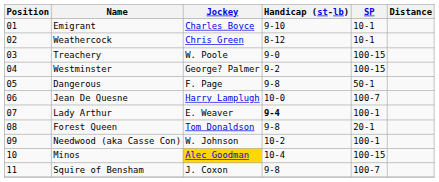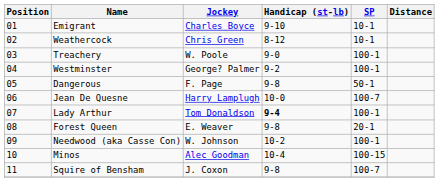(369, 55) 100-15 -> (367, 55) 100-1
(369, 69) 100-15 -> (367, 69) 100-1
(209, 112) E. Weaver -> (220, 112) Tom Donaldson
(220, 127) Tom Donaldson -> (209, 127) E. Weaver
(217, 156) gold background -> (217, 156) no background
